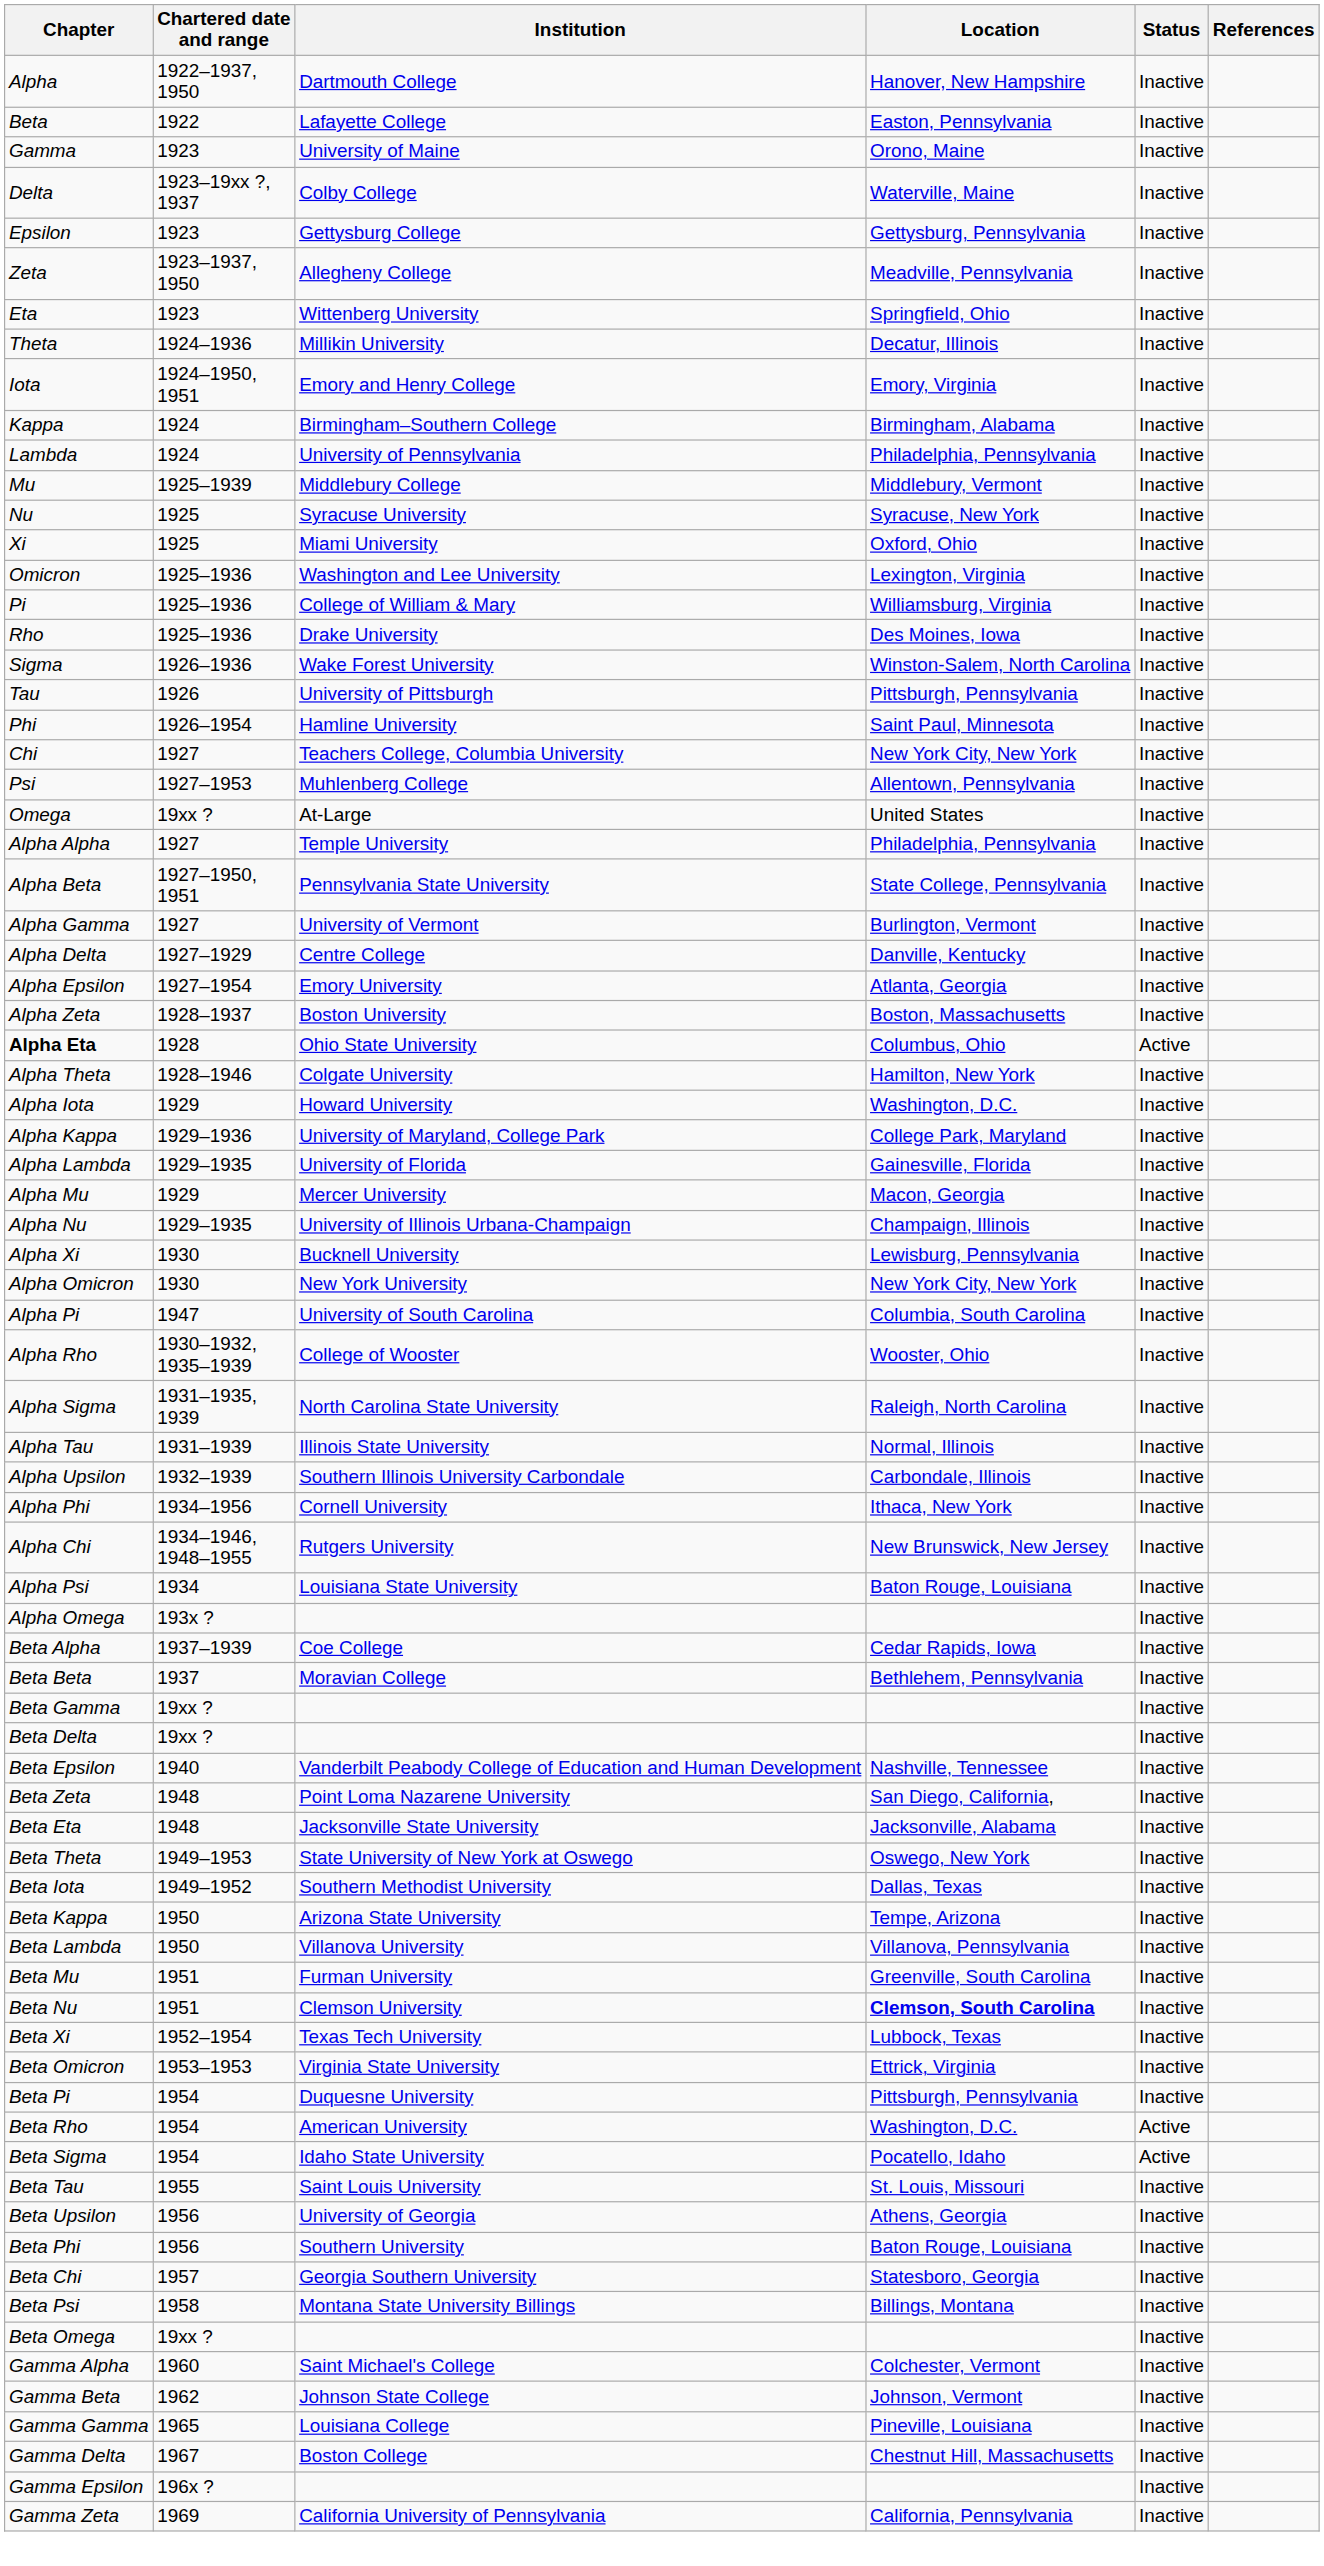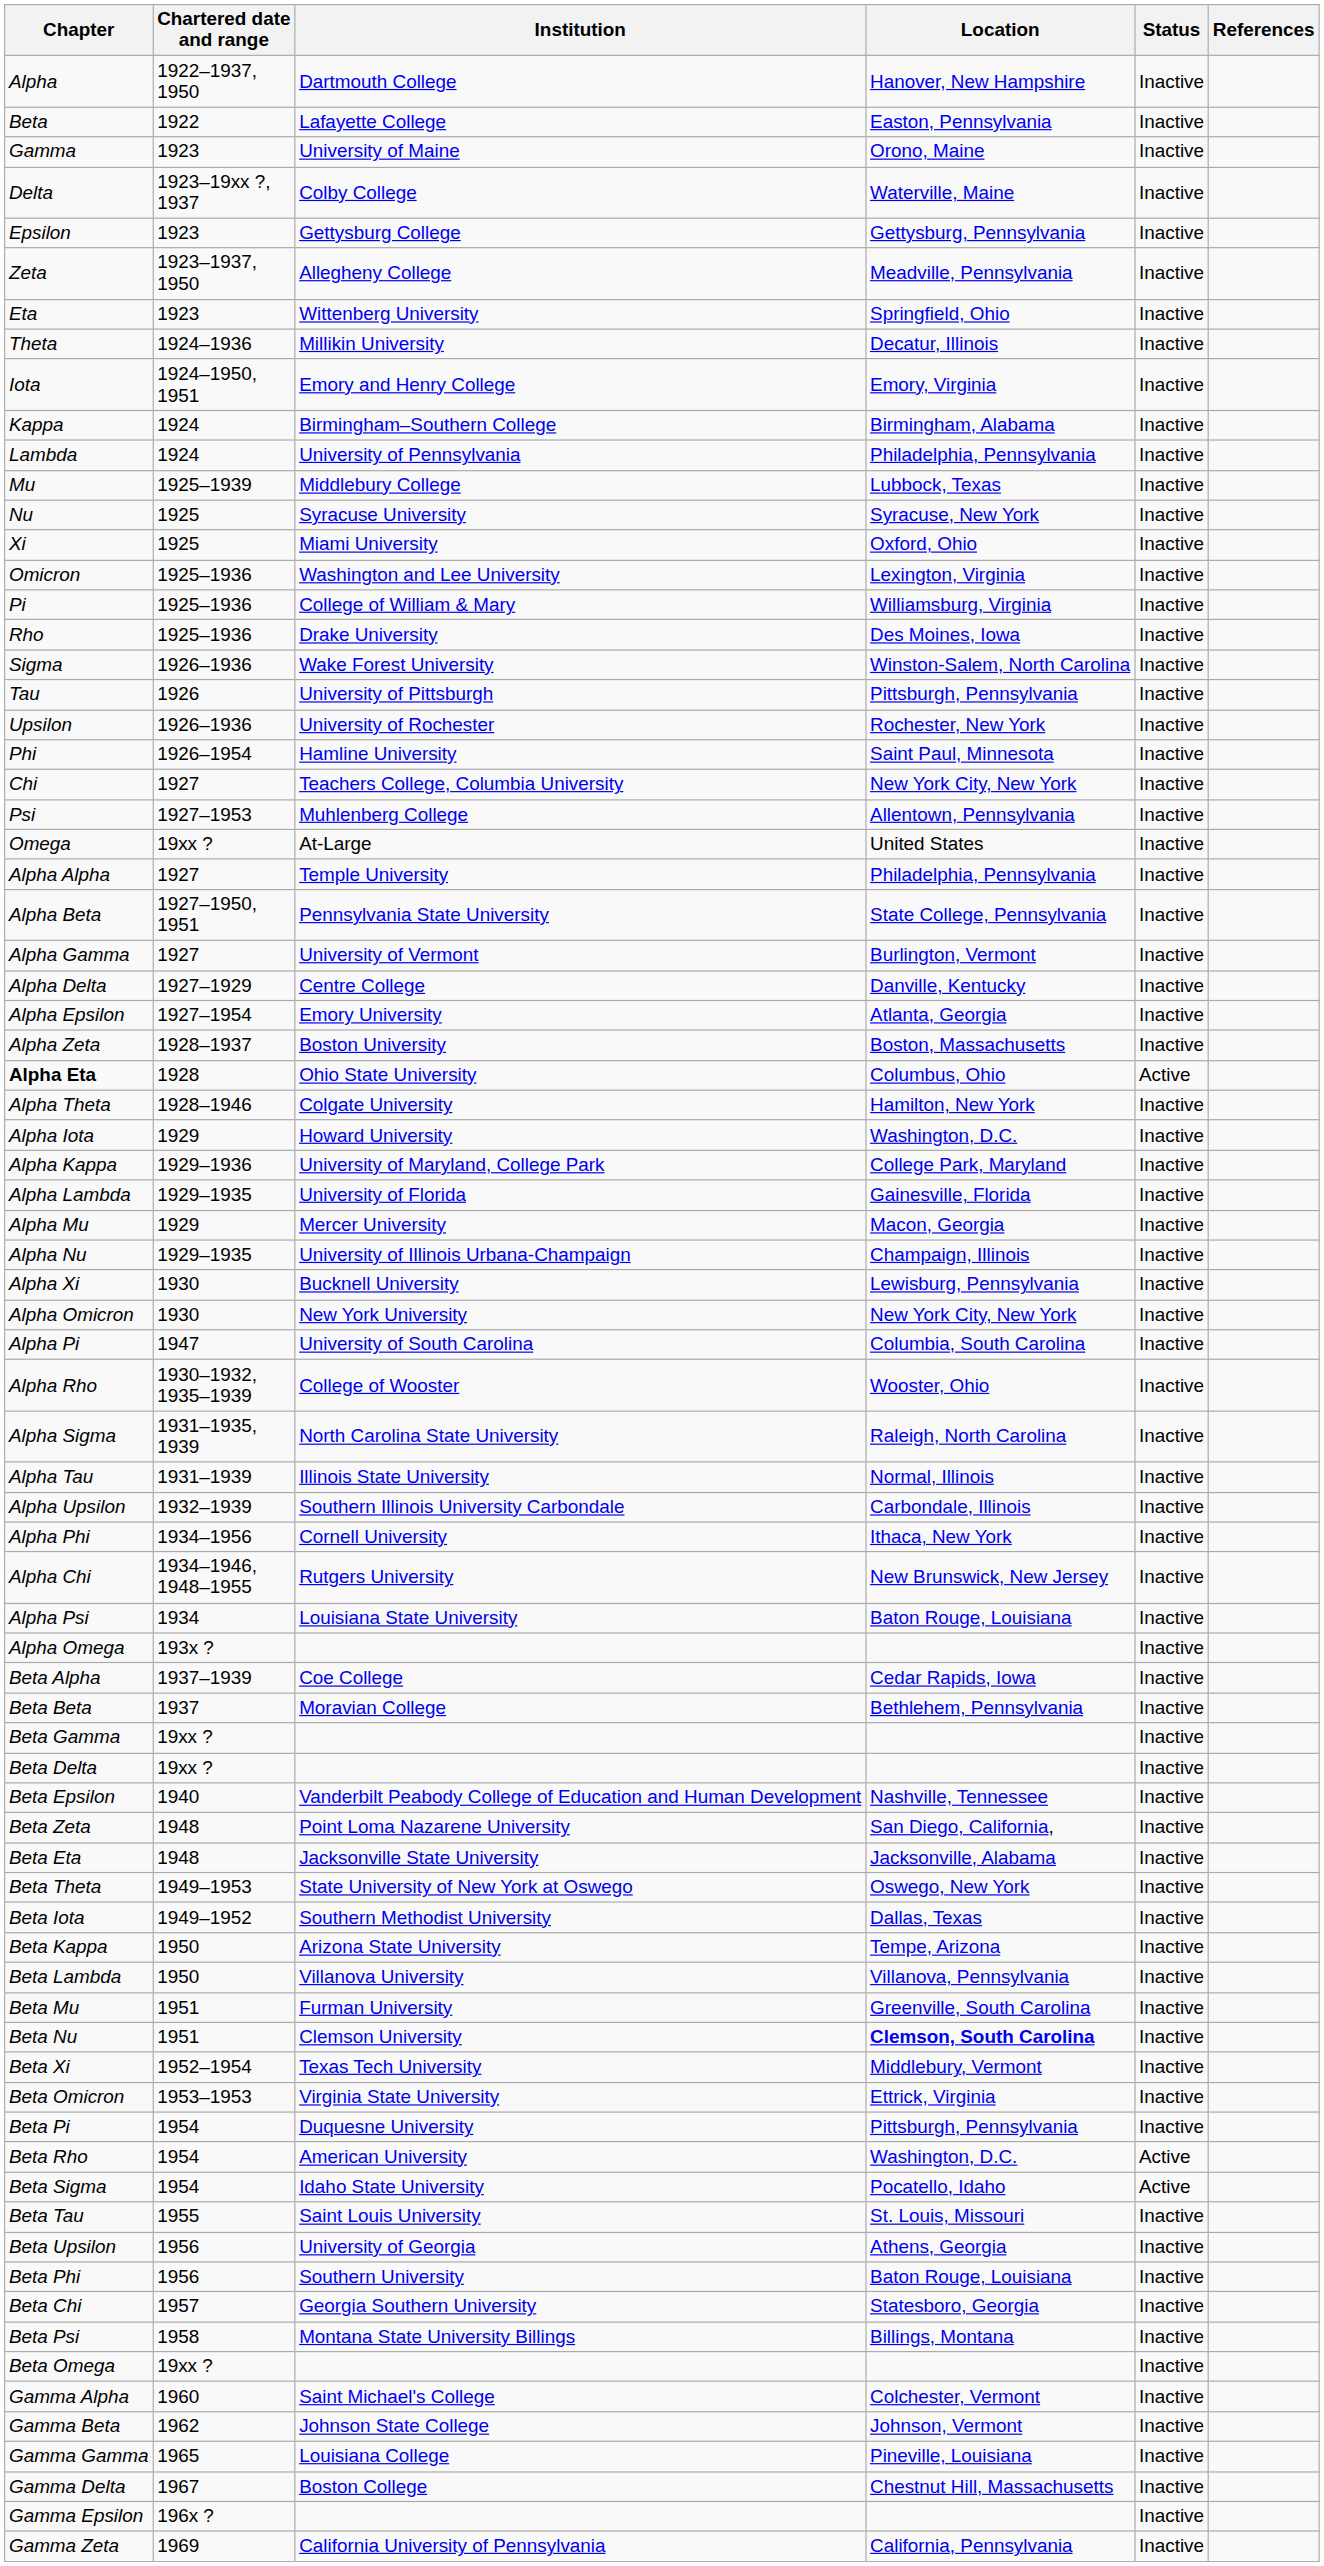(956, 484) Middlebury, Vermont -> (935, 484) Lubbock, Texas
+ row: (40, 724)
(935, 2037) Lubbock, Texas -> (956, 2067) Middlebury, Vermont
